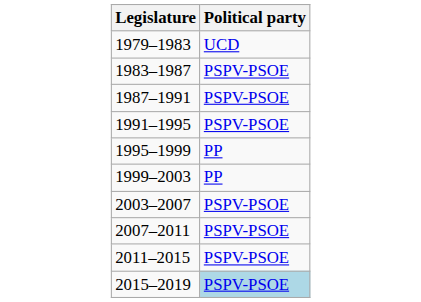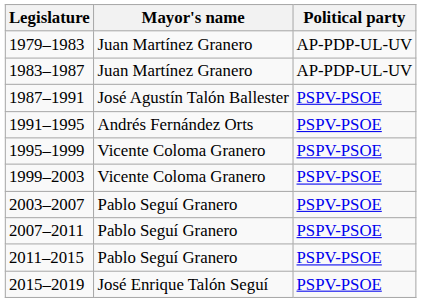+ column: (193, 17)
(222, 44) UCD -> (354, 44) AP-PDP-UL-UV
(246, 71) PSPV-PSOE -> (354, 71) AP-PDP-UL-UV
(213, 151) PP -> (339, 151) PSPV-PSOE
(213, 177) PP -> (339, 177) PSPV-PSOE
(246, 284) lightblue background -> (339, 284) no background
